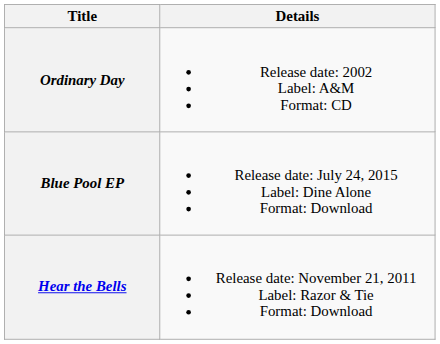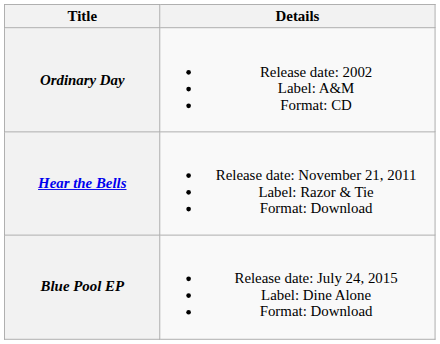rows swapped: (82, 287) <-> (82, 183)
